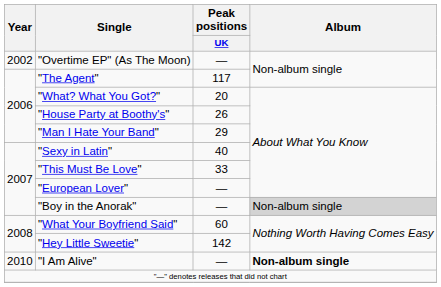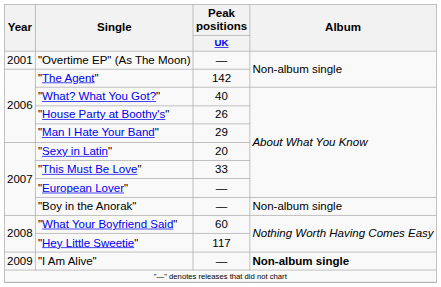(20, 60) 2002 -> (20, 60) 2001
(222, 78) 117 -> (222, 78) 142
(222, 96) 20 -> (222, 96) 40
(222, 151) 40 -> (222, 151) 20
(297, 206) lightgrey background -> (297, 206) no background
(222, 242) 142 -> (222, 242) 117
(20, 261) 2010 -> (20, 261) 2009
